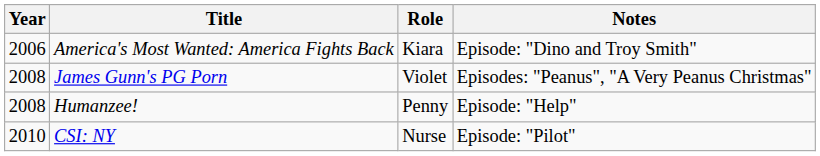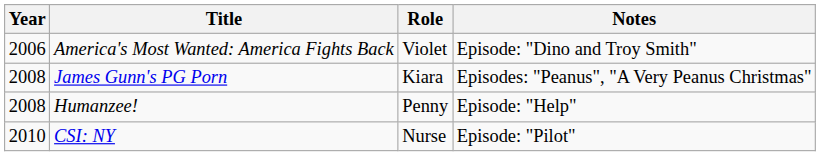(423, 48) Kiara -> (425, 48) Violet
(425, 77) Violet -> (423, 77) Kiara
